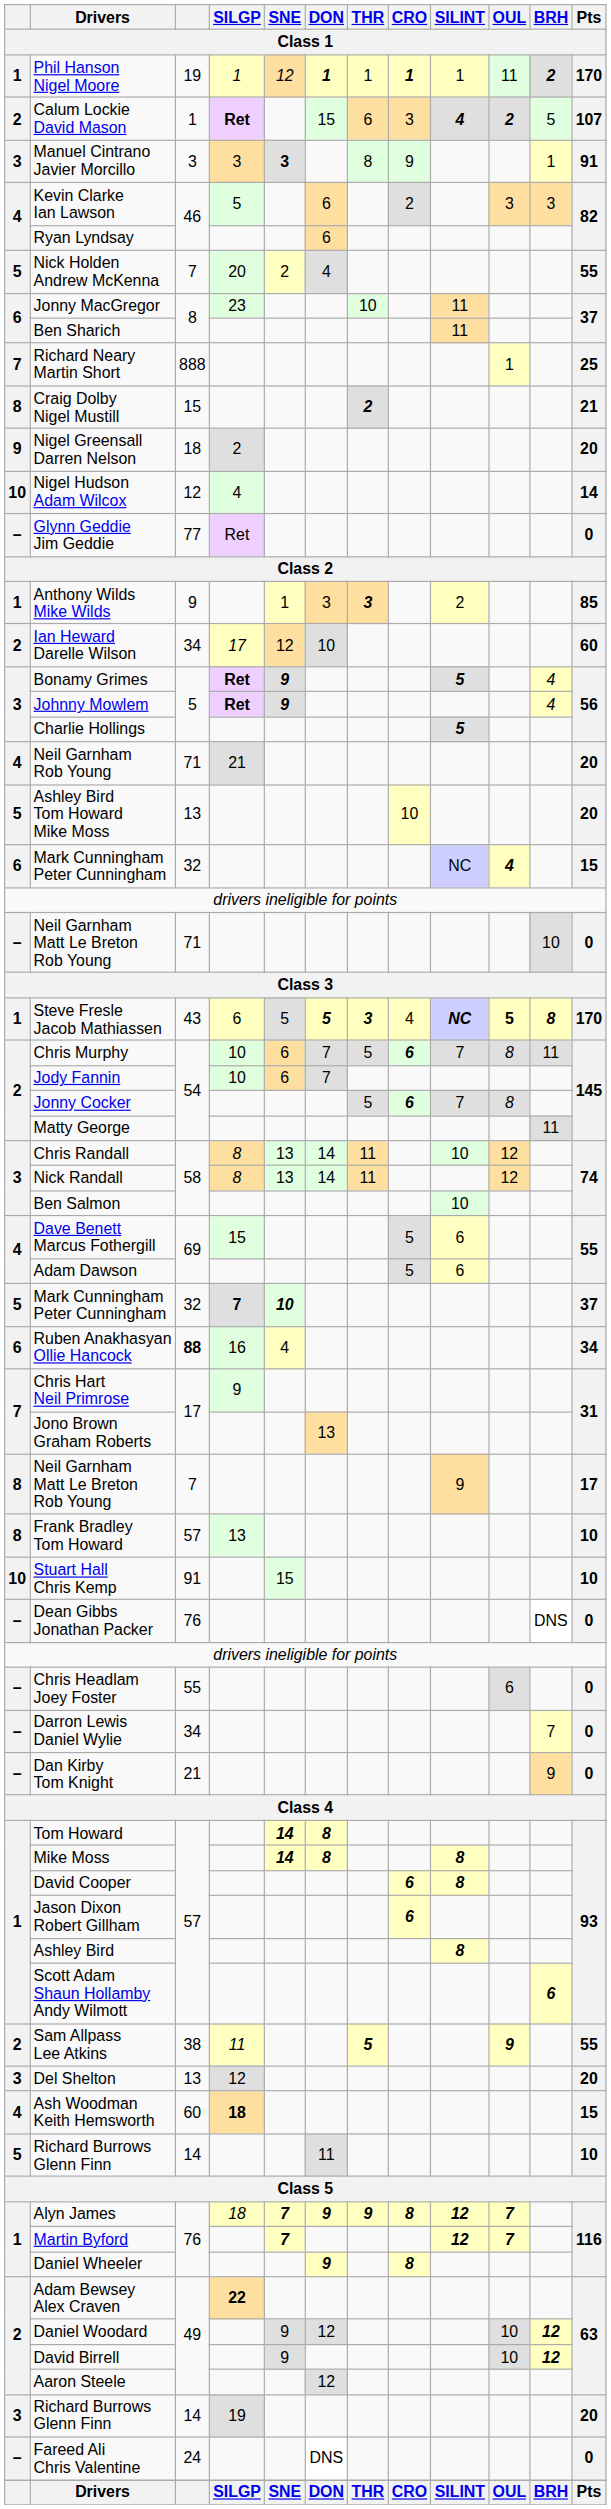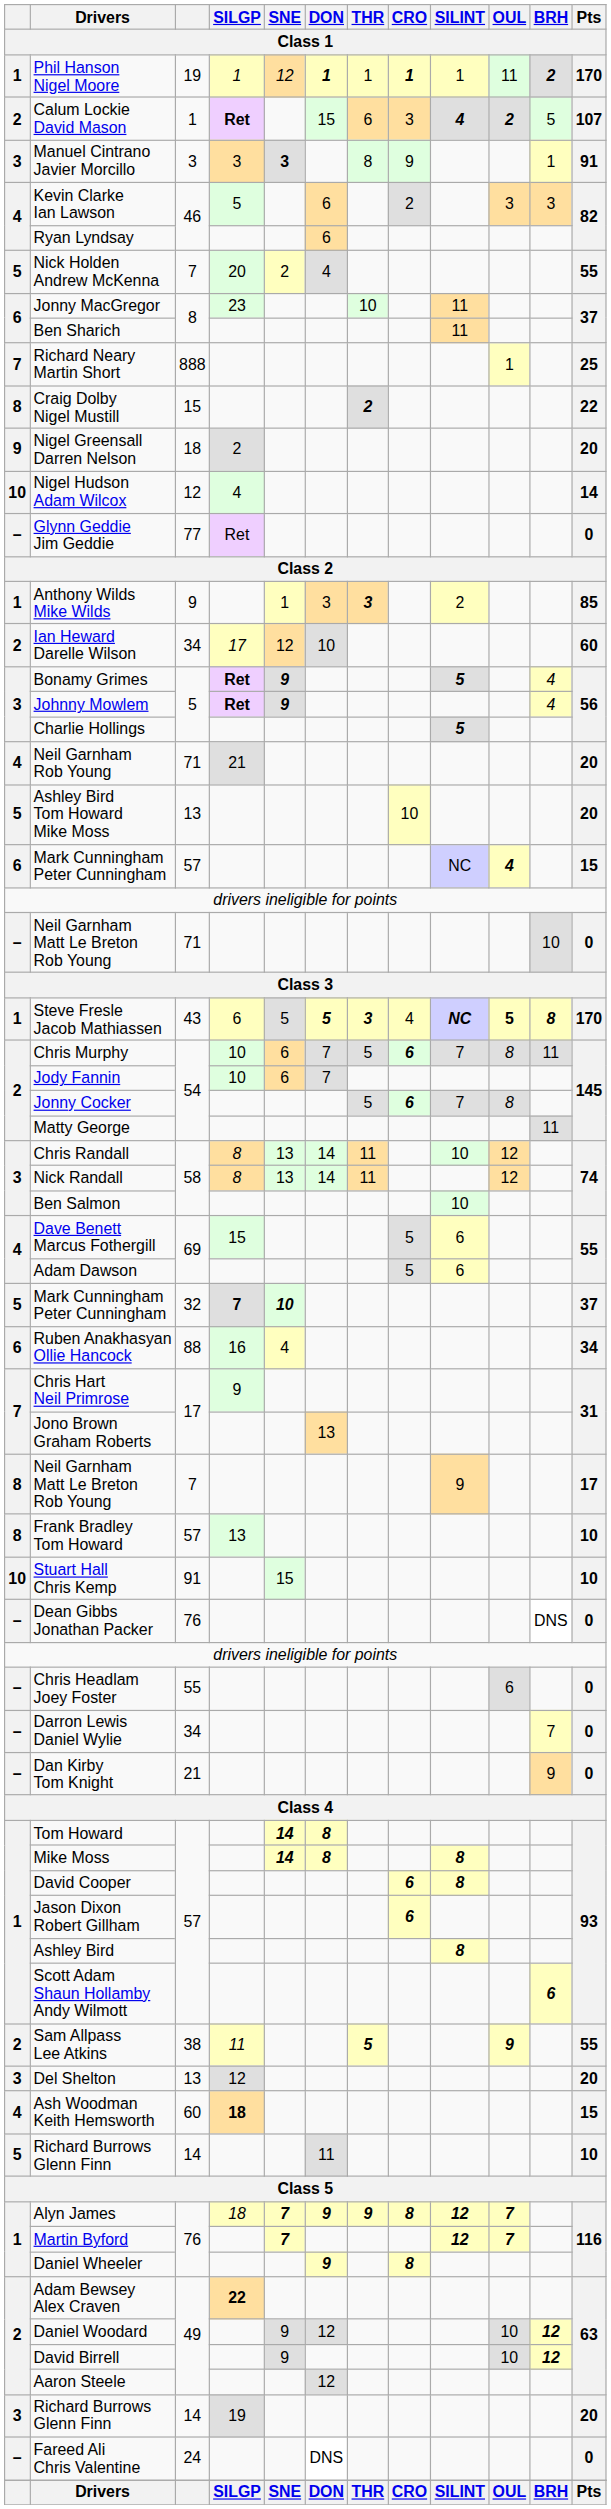(589, 407) 21 -> (589, 407) 22
(192, 866) 32 -> (192, 866) 57
(192, 1347) bold -> (192, 1347) normal
